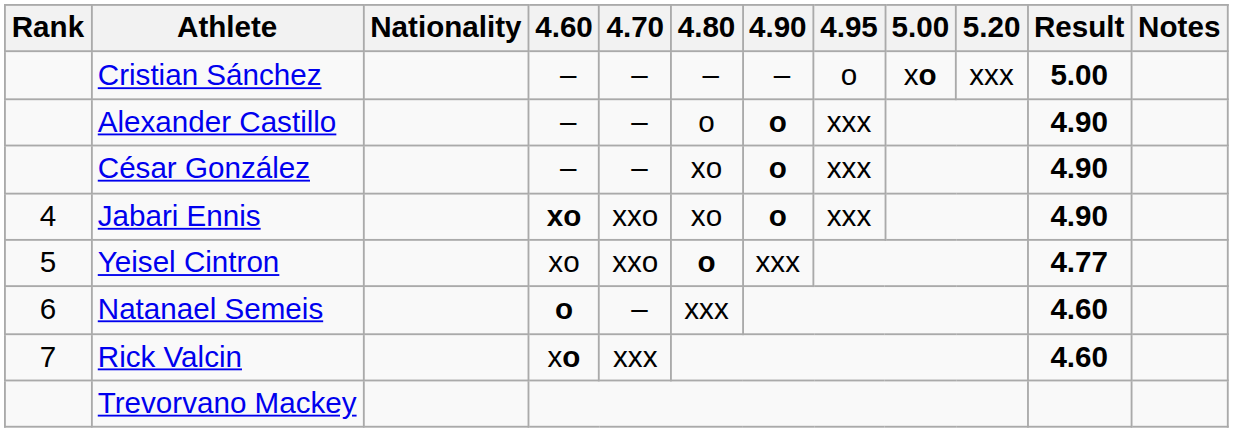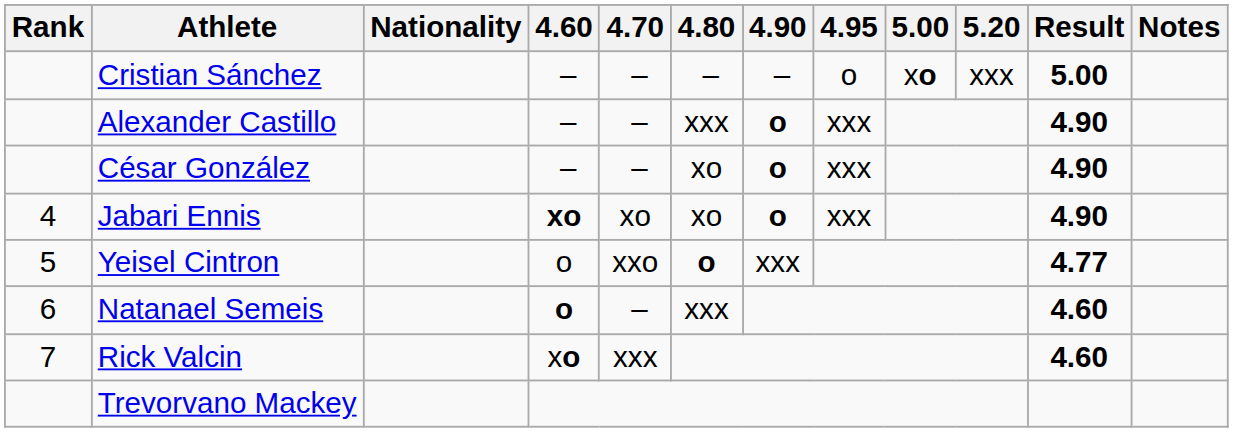(707, 121) o -> (707, 121) xxx
(635, 215) xxo -> (635, 215) xo
(564, 262) xo -> (564, 262) o
